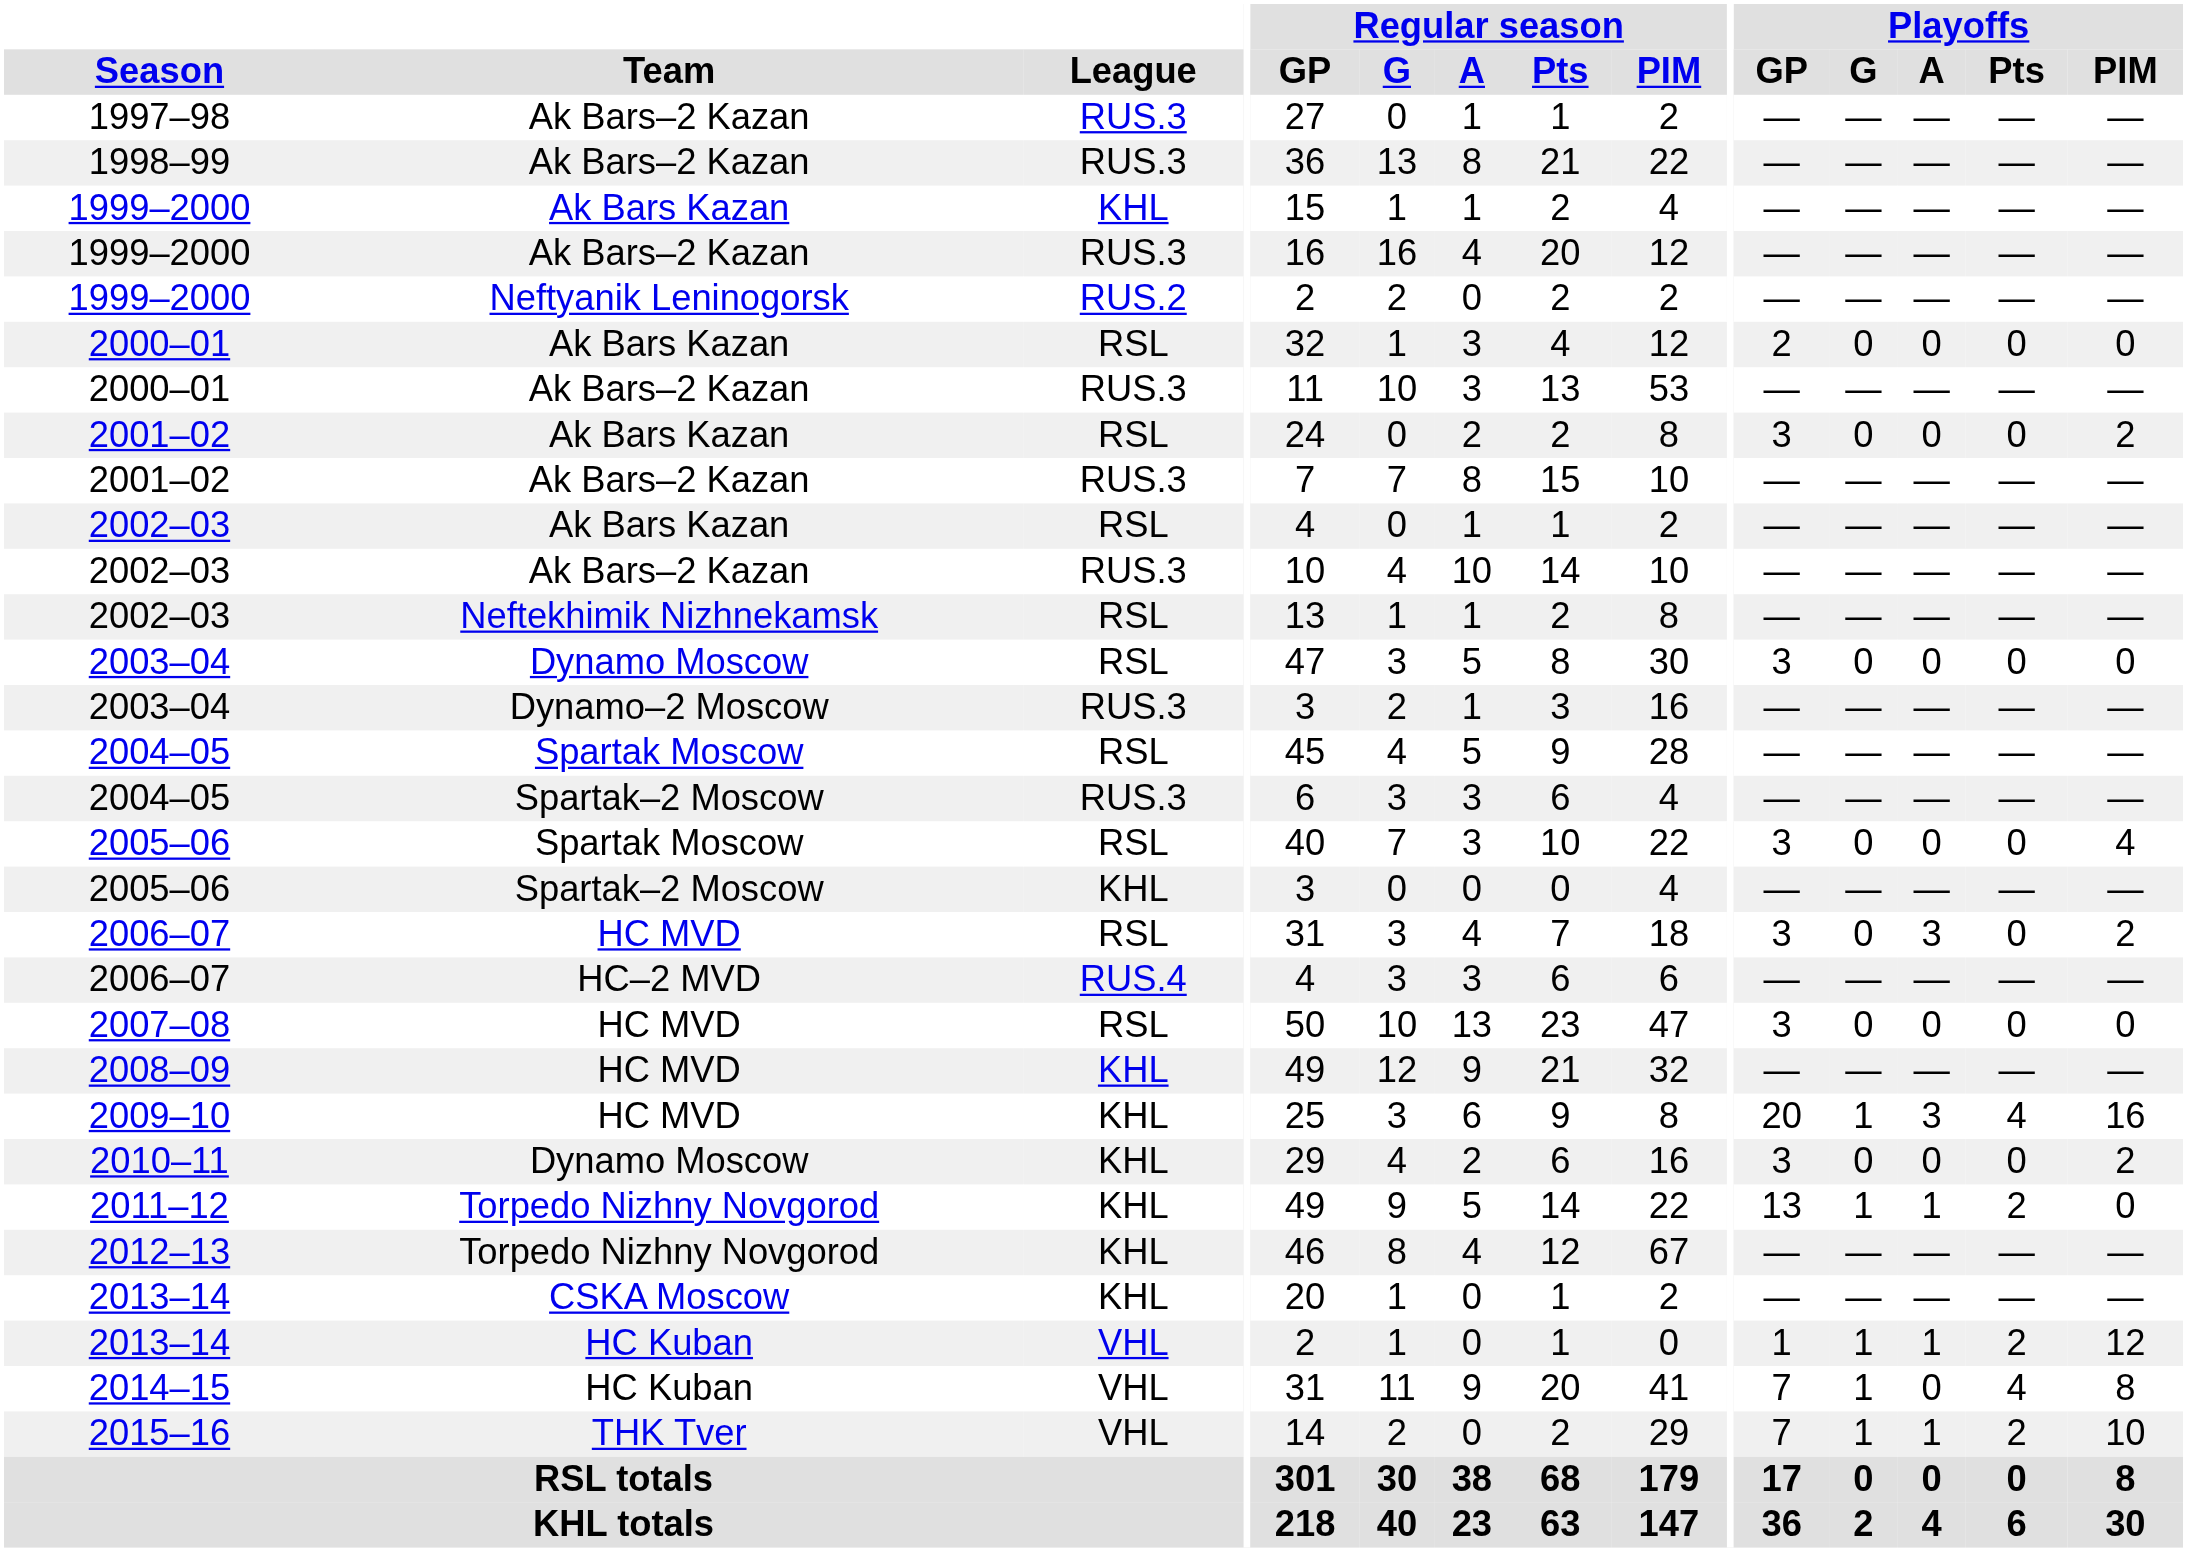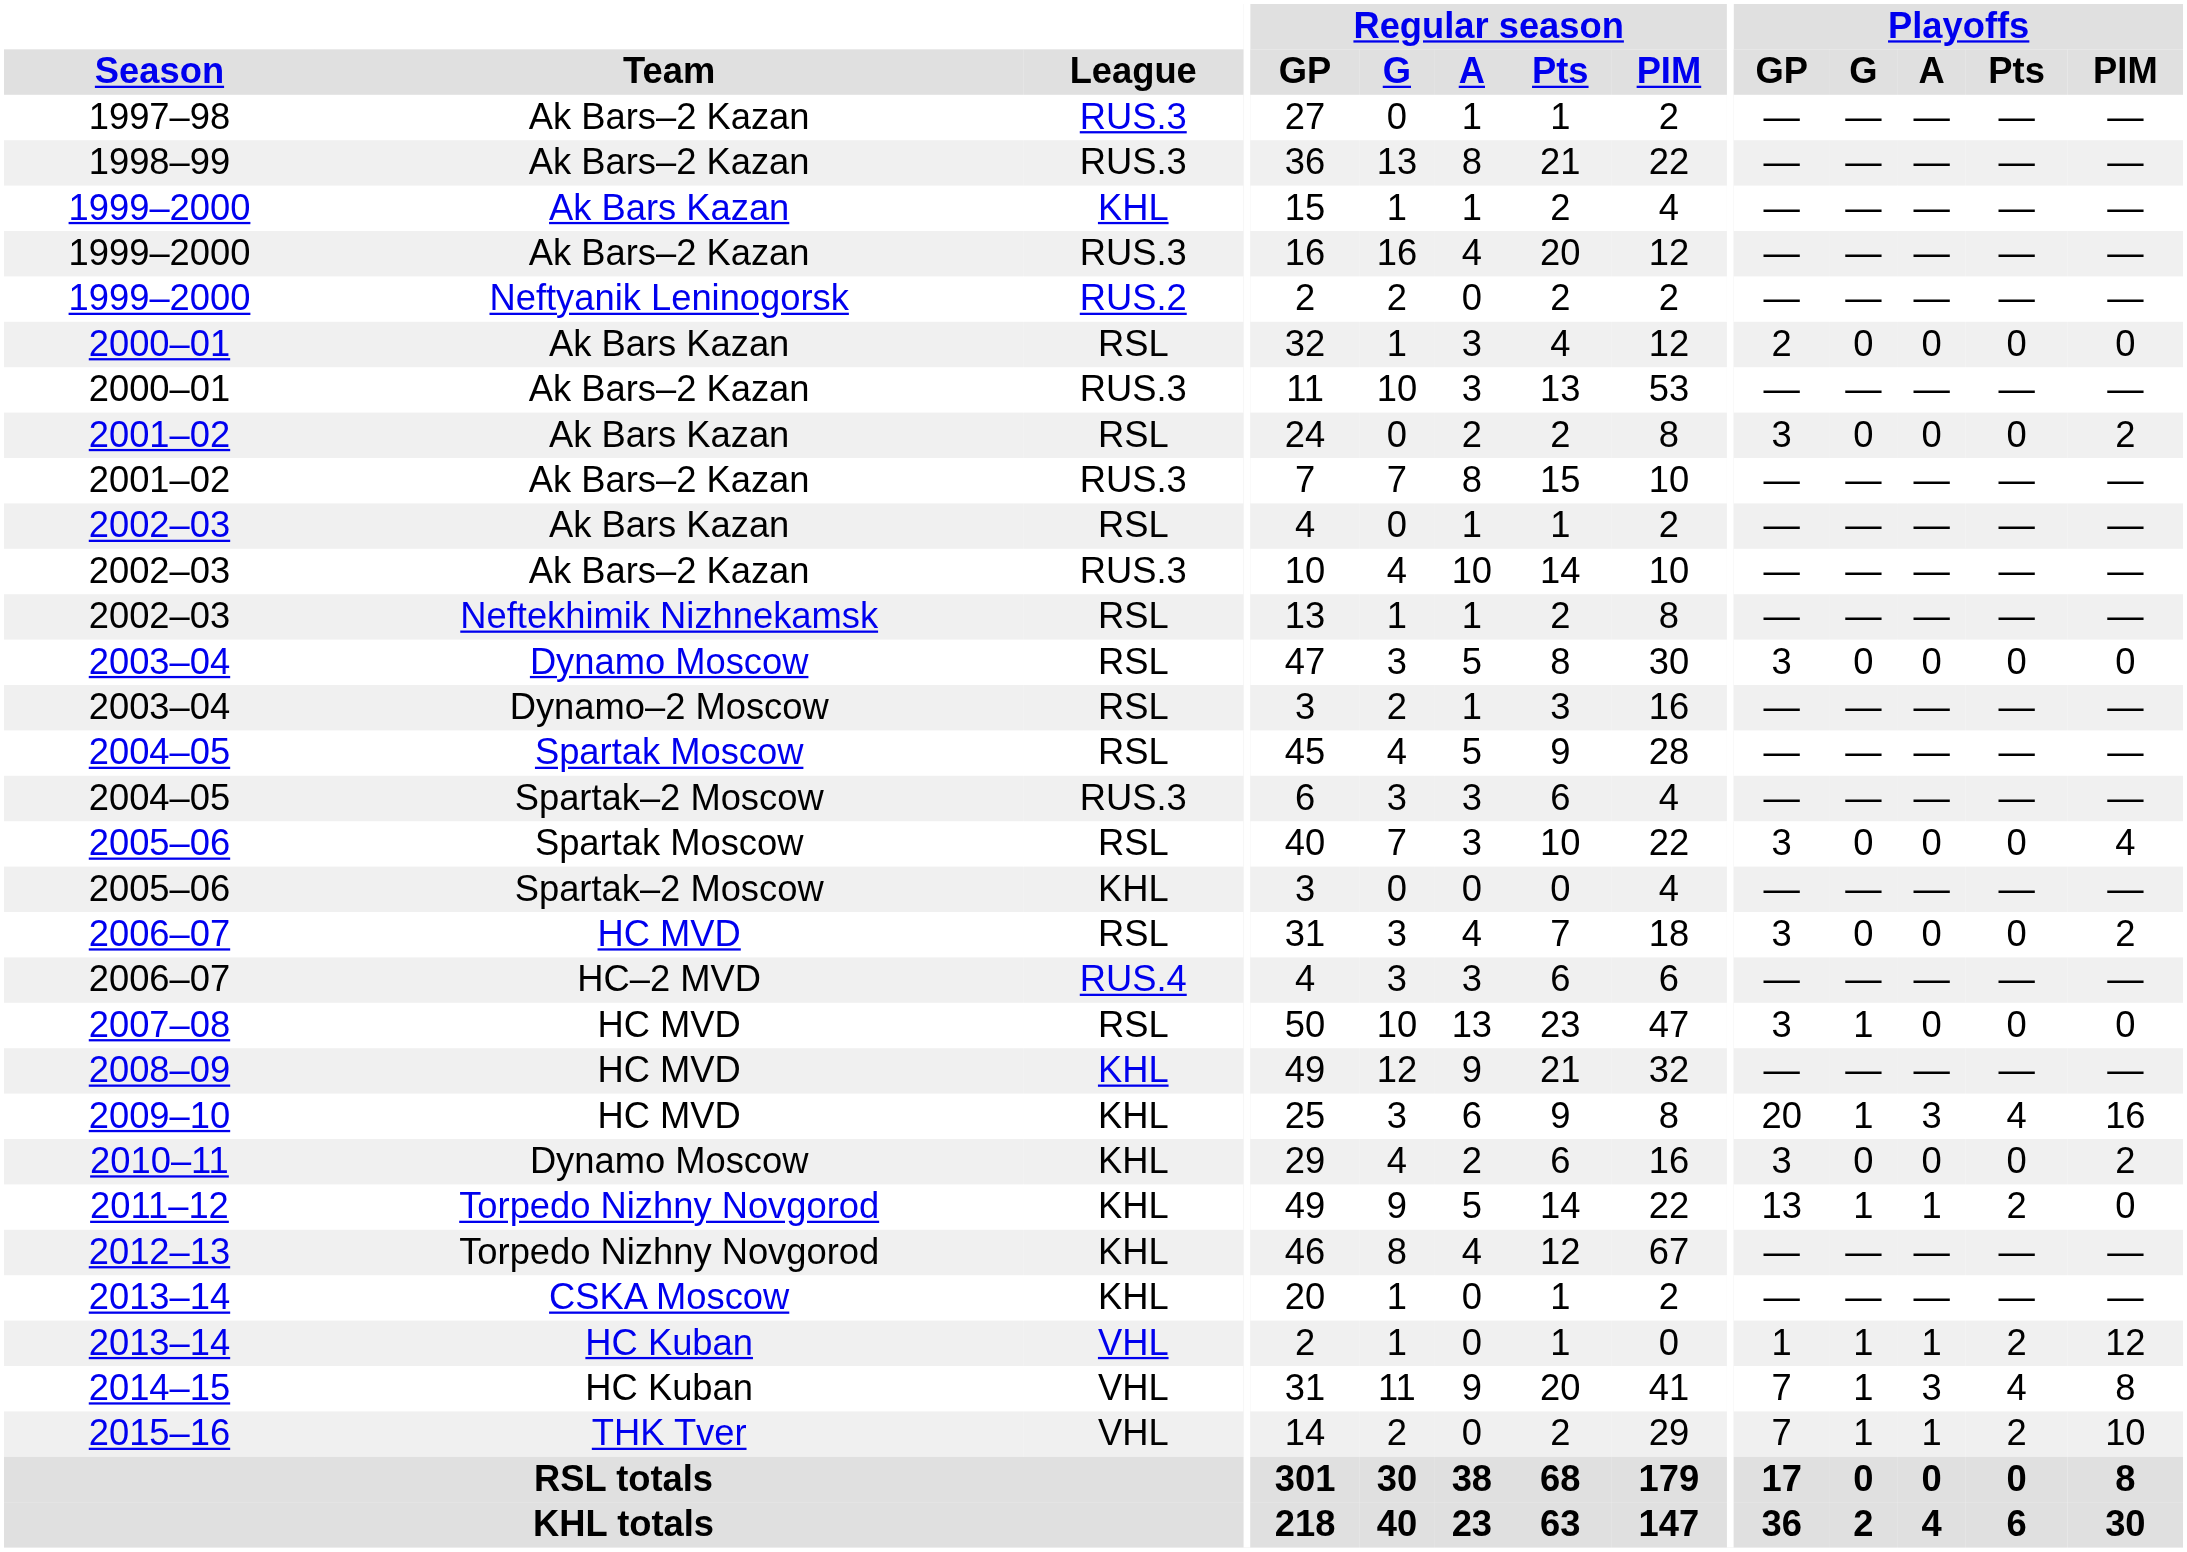(1133, 707) RUS.3 -> (1133, 707) RSL
(1932, 934) 3 -> (1932, 934) 0
(1863, 1024) 0 -> (1863, 1024) 1
(1932, 1388) 0 -> (1932, 1388) 3
